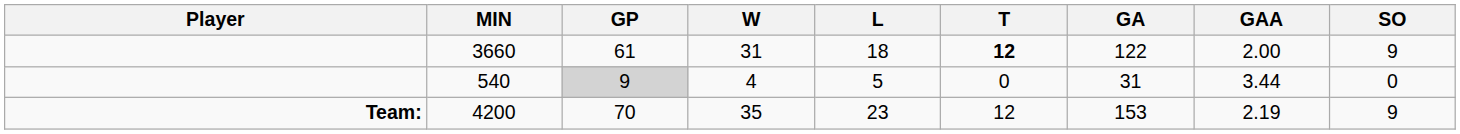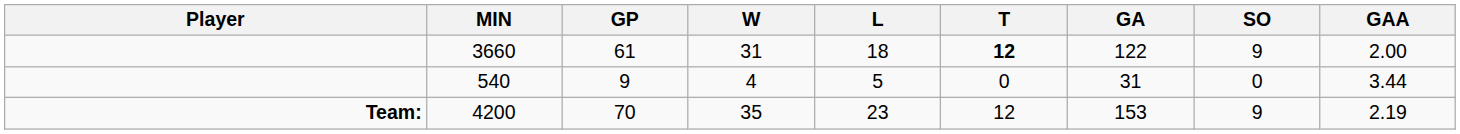columns swapped: (1261, 19) <-> (1392, 19)
(625, 81) lightgrey background -> (625, 81) no background
